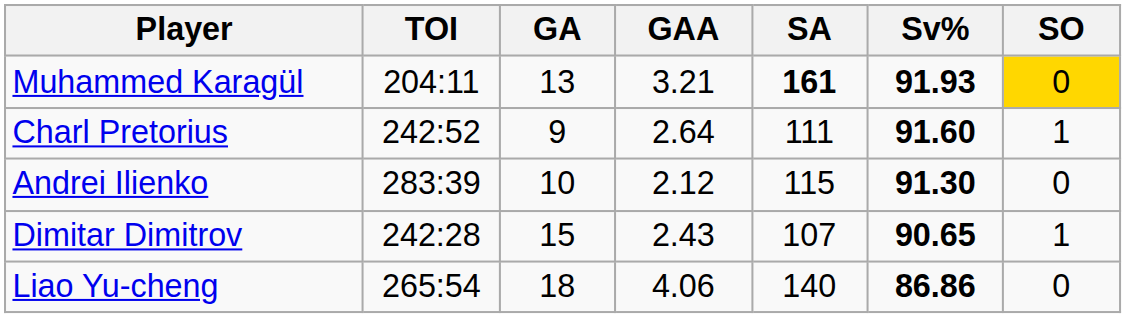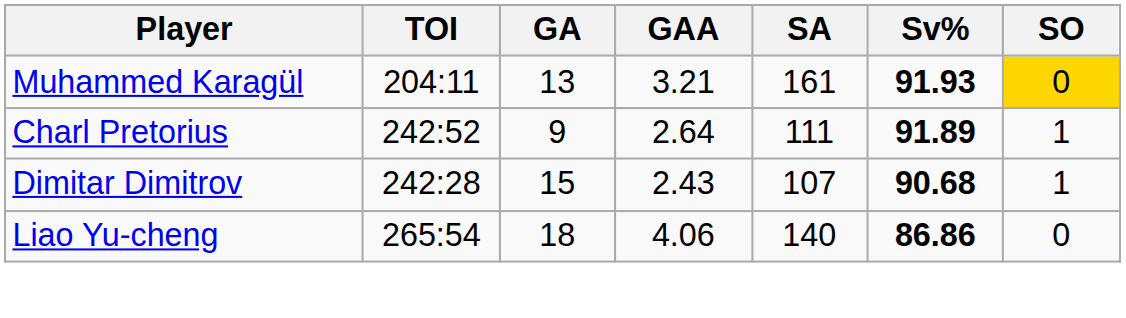(809, 81) bold -> (809, 81) normal
(935, 132) 91.60 -> (935, 132) 91.89
- row: (110, 183)
(935, 235) 90.65 -> (935, 183) 90.68
